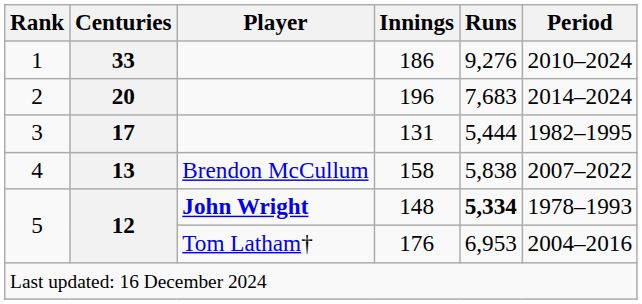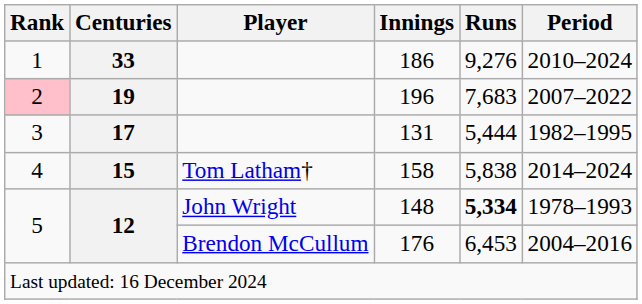(37, 96) no background -> (37, 96) pink background
(123, 96) 20 -> (123, 96) 19
(580, 96) 2014–2024 -> (580, 96) 2007–2022
(123, 170) 13 -> (123, 170) 15
(275, 170) Brendon McCullum -> (248, 170) Tom Latham†
(580, 170) 2007–2022 -> (580, 170) 2014–2024
(245, 206) bold -> (239, 206) normal
(248, 243) Tom Latham† -> (275, 243) Brendon McCullum
(491, 243) 6,953 -> (491, 243) 6,453
